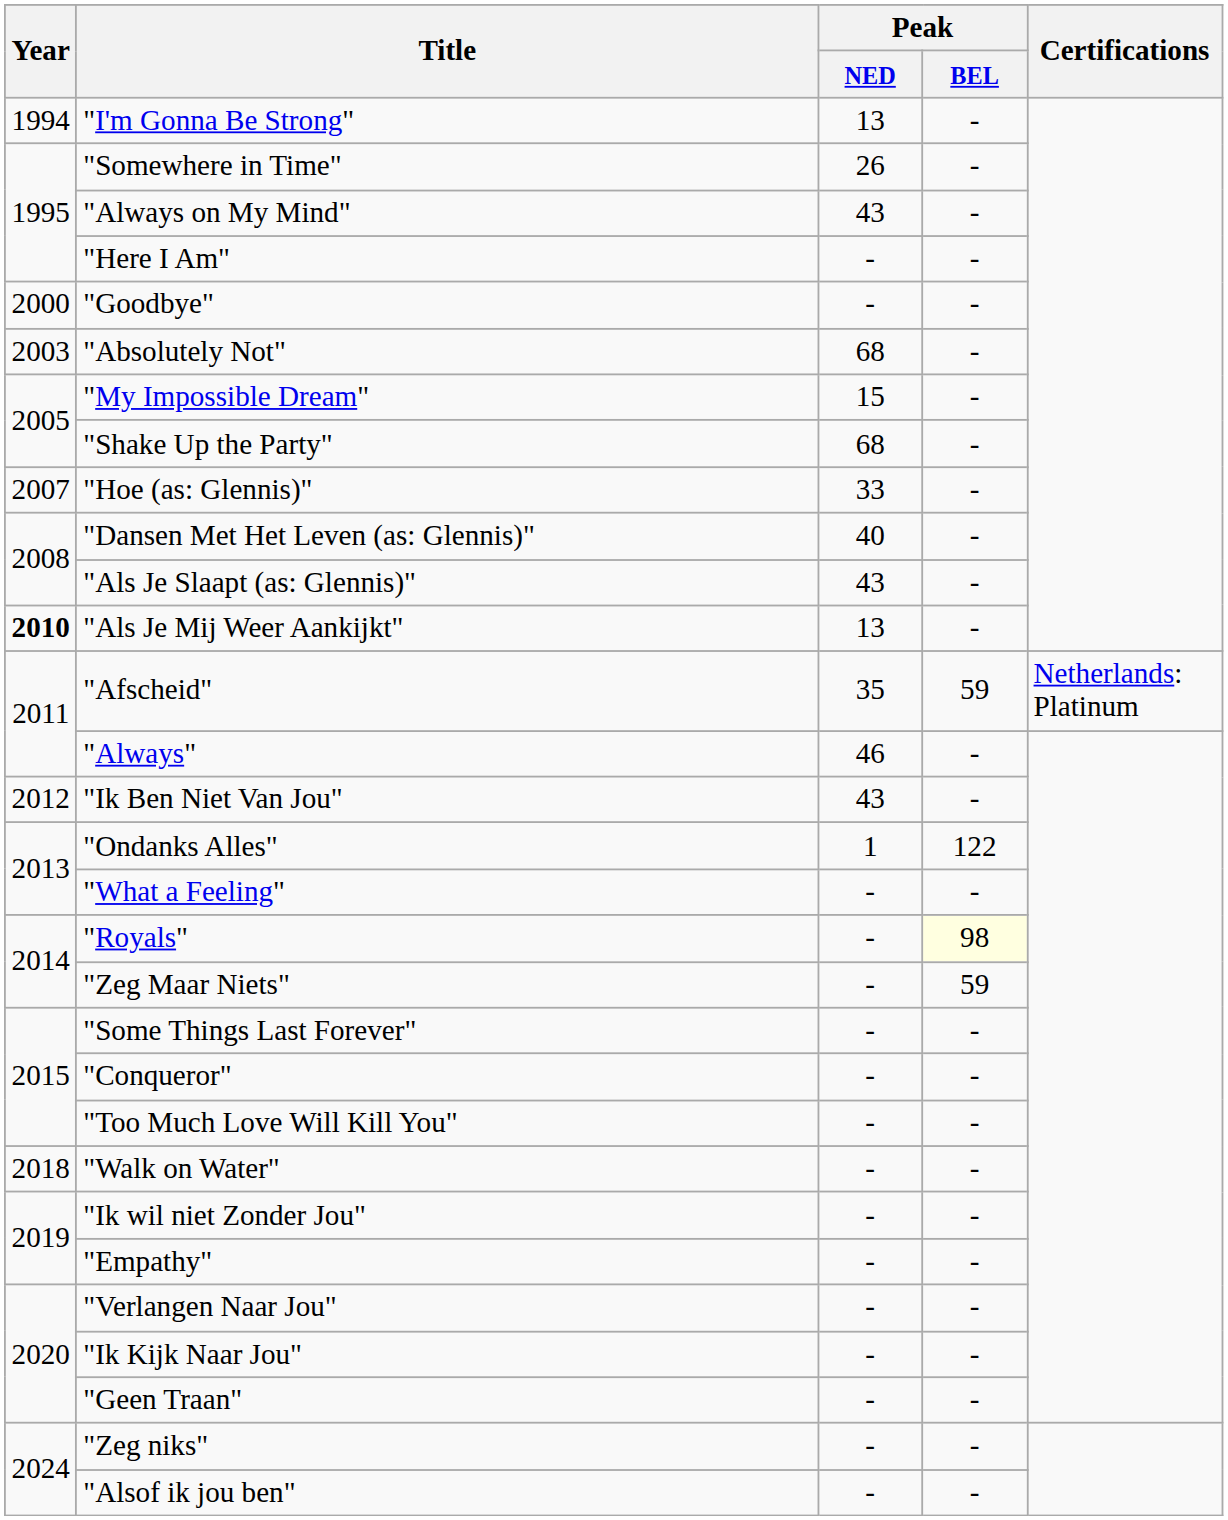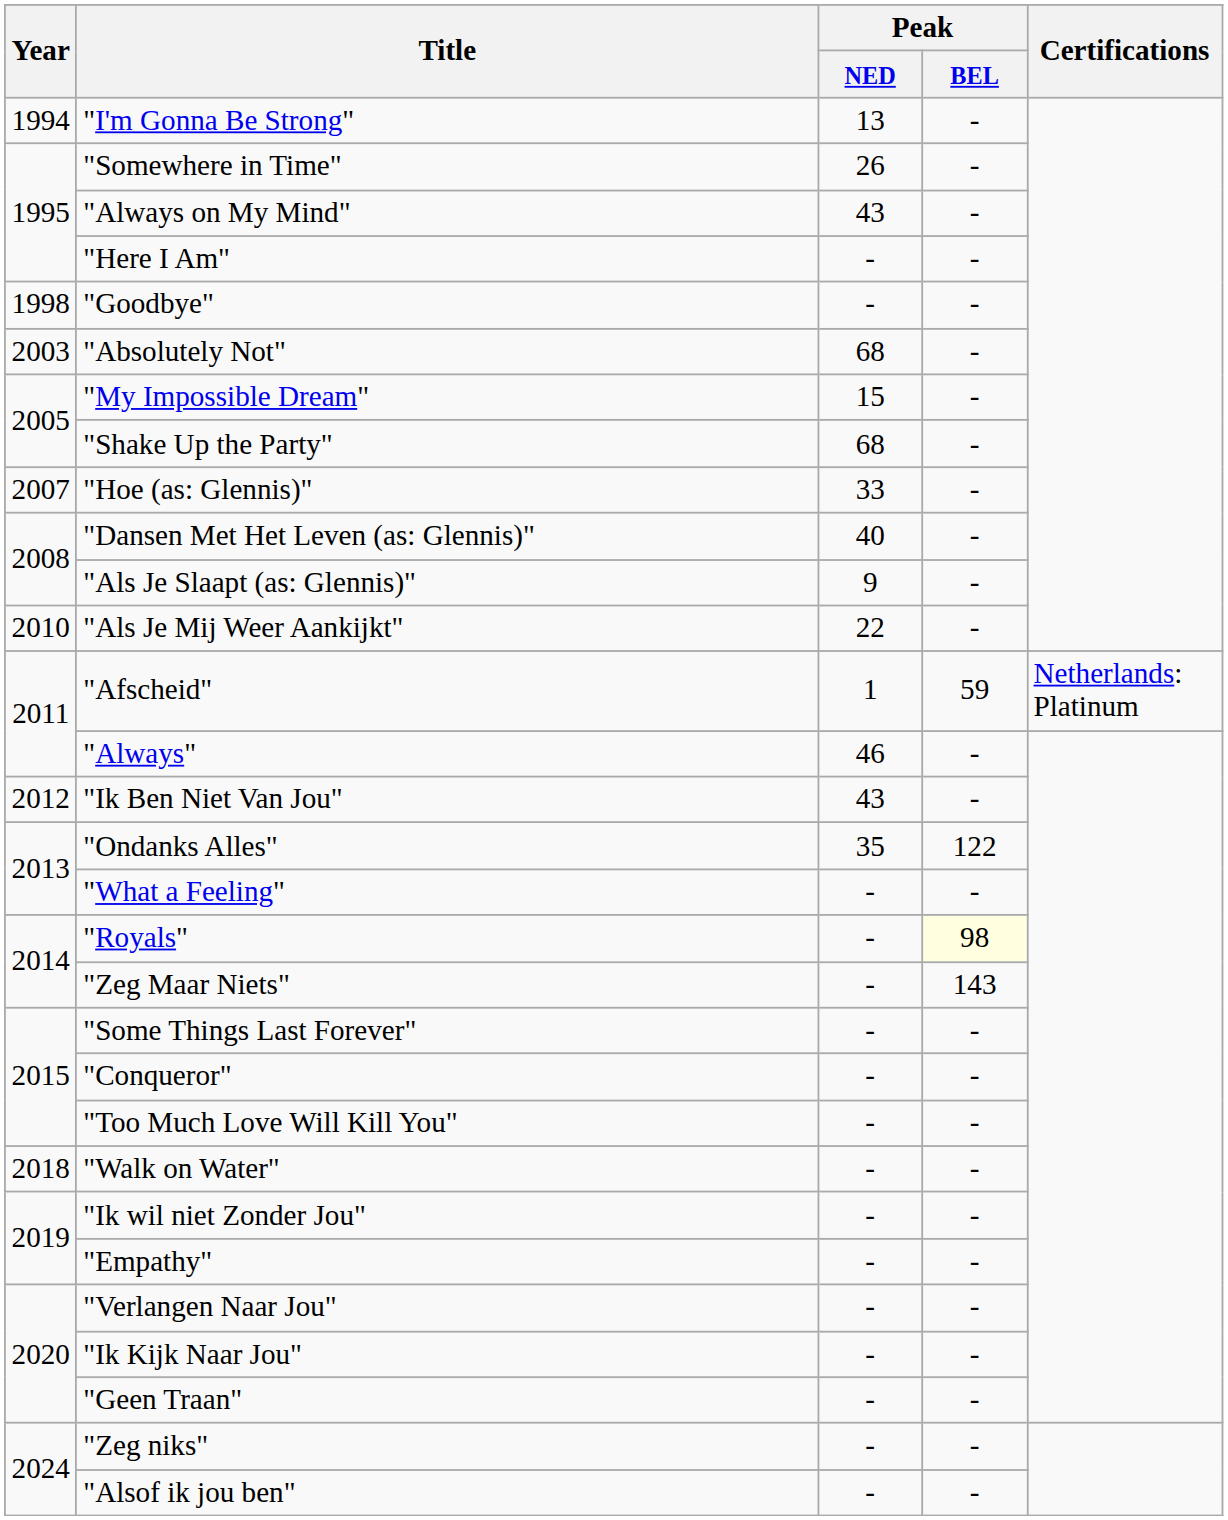(41, 304) 2000 -> (41, 304) 1998
(870, 581) 43 -> (870, 581) 9
(41, 627) bold -> (41, 627) normal
(870, 627) 13 -> (870, 627) 22
(870, 690) 35 -> (870, 690) 1
(870, 845) 1 -> (870, 845) 35
(975, 984) 59 -> (975, 984) 143
